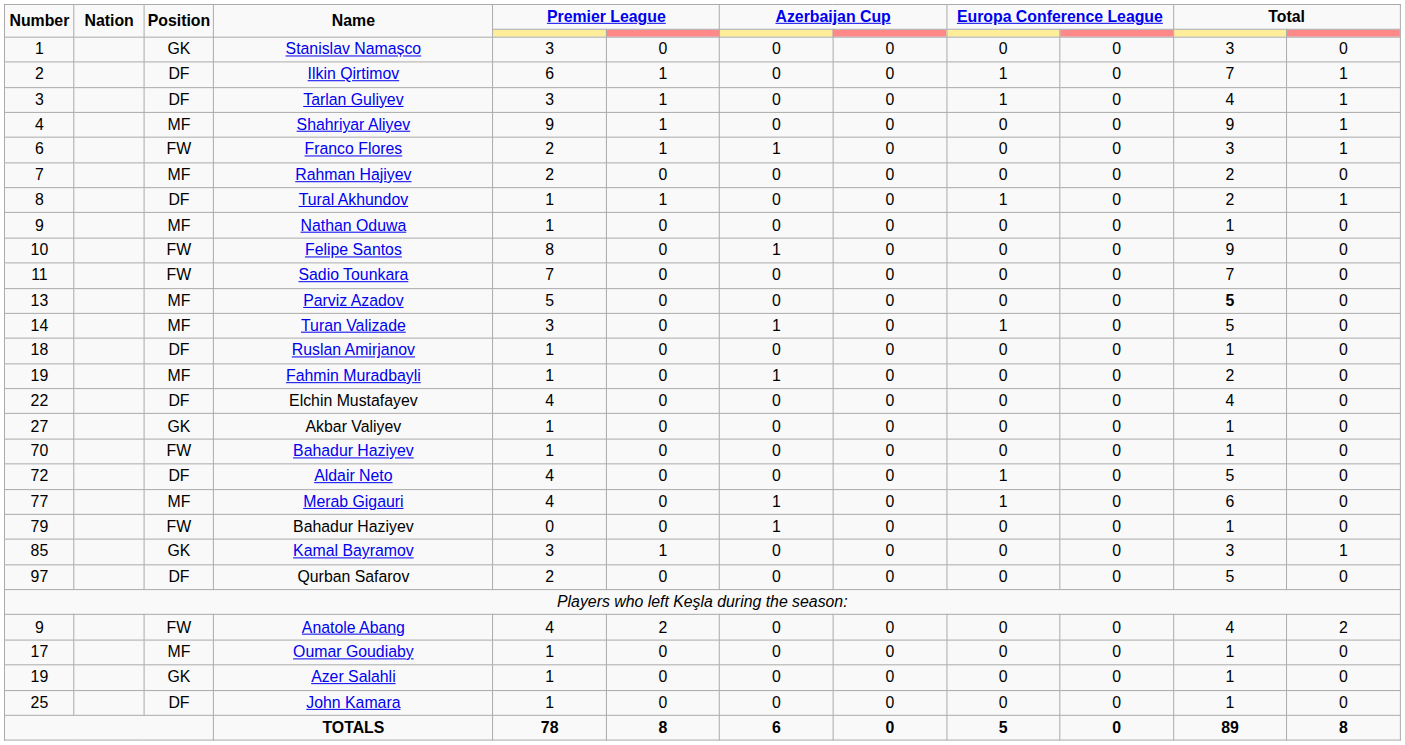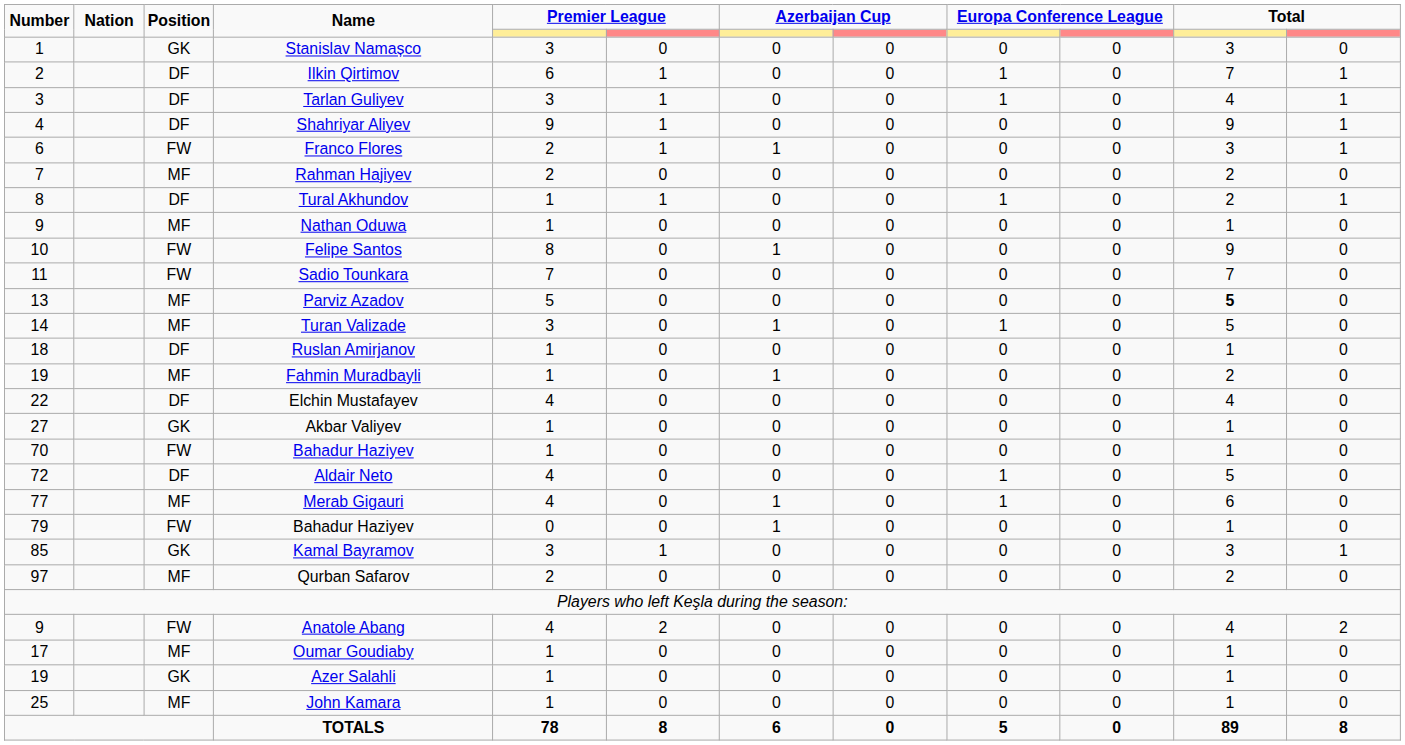(179, 124) MF -> (179, 124) DF
(179, 577) DF -> (179, 577) MF
(1230, 577) 5 -> (1230, 577) 2
(179, 702) DF -> (179, 702) MF
